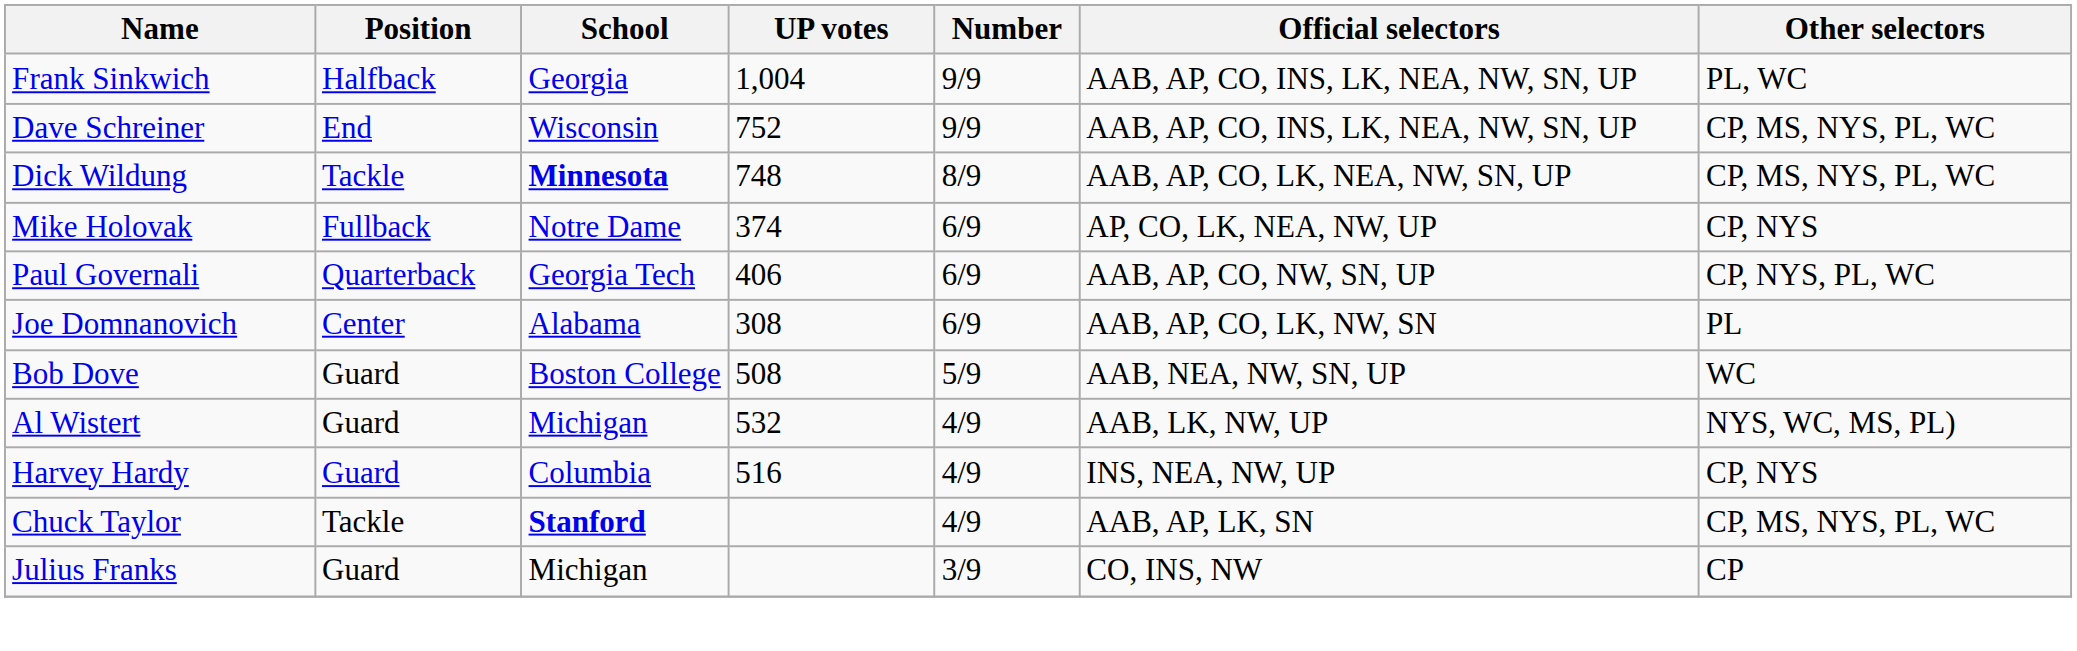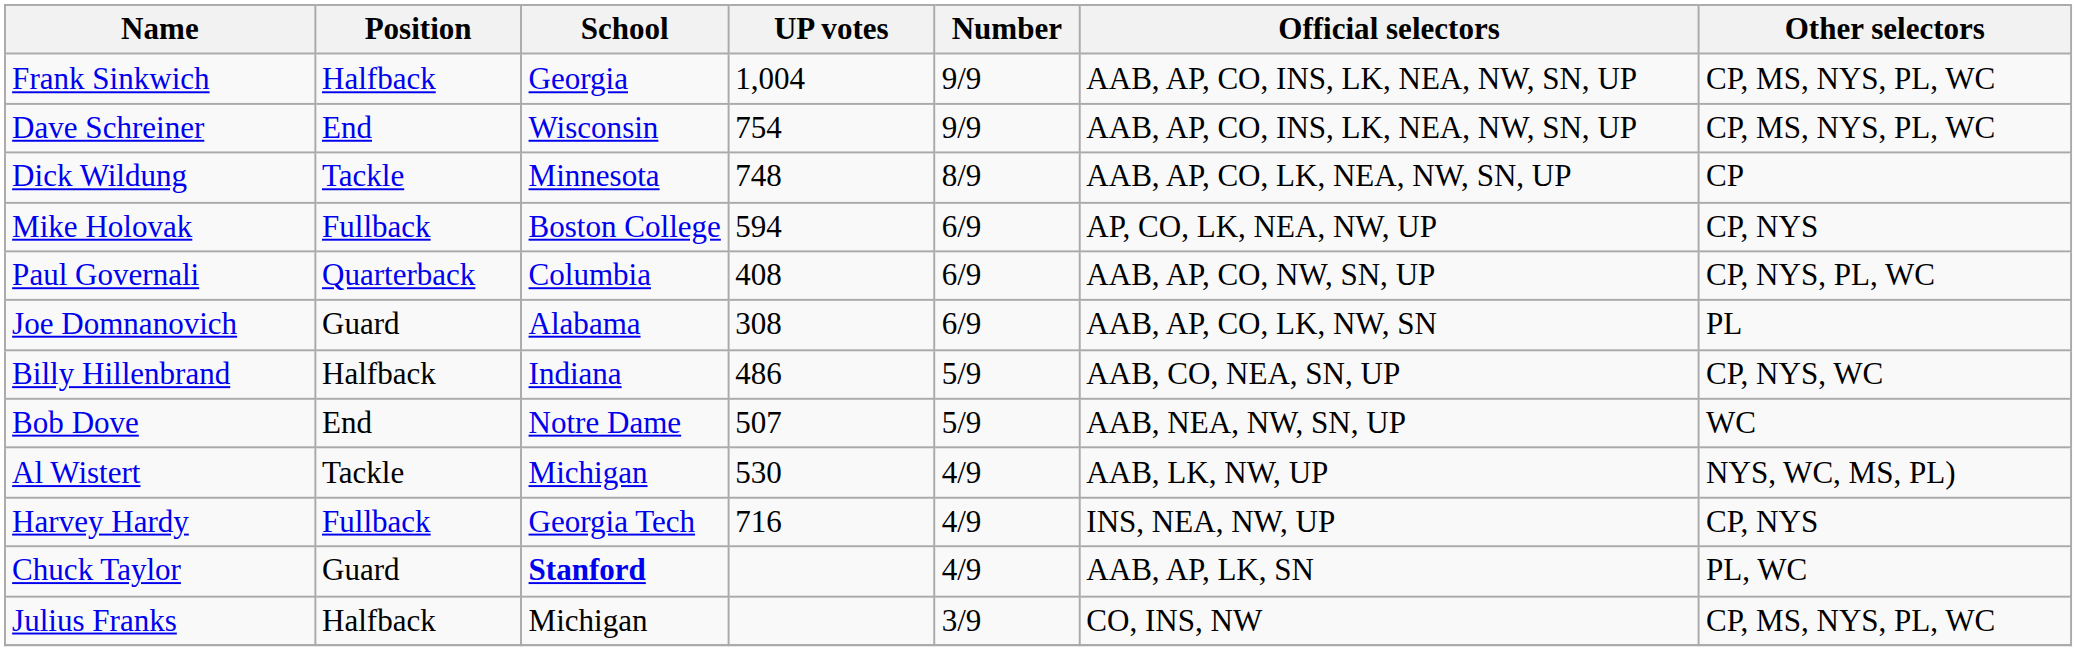(1757, 78) PL, WC -> (1851, 78) CP, MS, NYS, PL, WC
(758, 127) 752 -> (758, 127) 754
(598, 176) bold -> (594, 176) normal
(1851, 176) CP, MS, NYS, PL, WC -> (1725, 176) CP
(605, 226) Notre Dame -> (625, 226) Boston College
(758, 226) 374 -> (758, 226) 594
(612, 275) Georgia Tech -> (590, 275) Columbia
(758, 275) 406 -> (758, 275) 408
(363, 324) Center -> (361, 324) Guard
+ row: (121, 373)
(361, 373) Guard -> (347, 422) End
(625, 373) Boston College -> (605, 422) Notre Dame
(758, 373) 508 -> (758, 422) 507
(361, 422) Guard -> (363, 472) Tackle
(758, 422) 532 -> (758, 472) 530
(361, 472) Guard -> (376, 521) Fullback
(590, 472) Columbia -> (612, 521) Georgia Tech
(758, 472) 516 -> (758, 521) 716
(363, 521) Tackle -> (361, 570) Guard
(1851, 521) CP, MS, NYS, PL, WC -> (1757, 570) PL, WC
(361, 570) Guard -> (379, 619) Halfback
(1725, 570) CP -> (1851, 619) CP, MS, NYS, PL, WC
